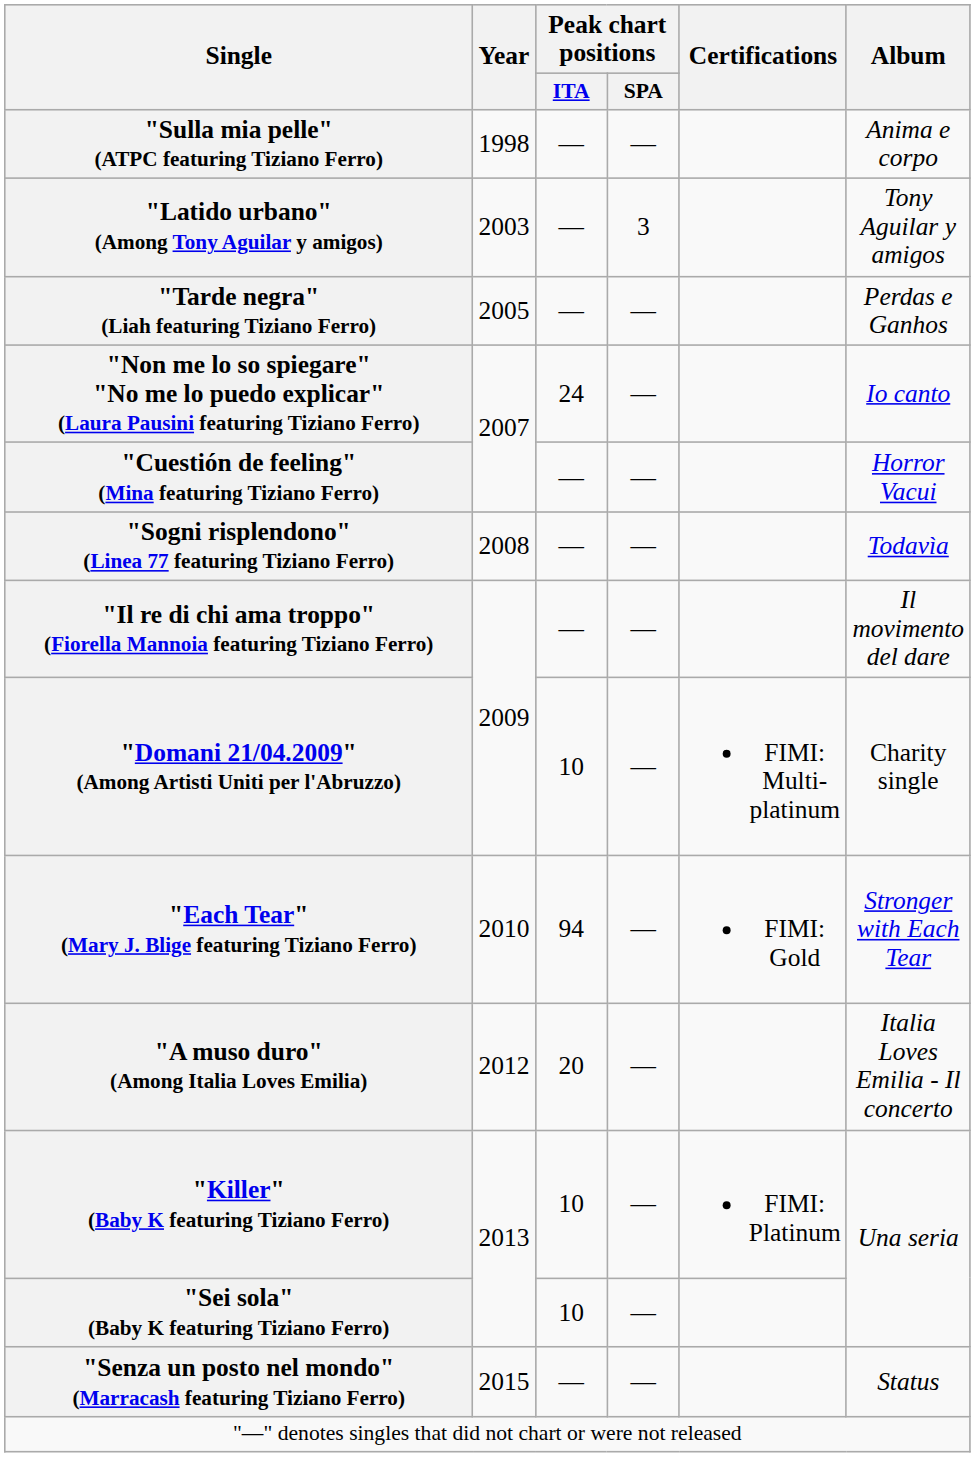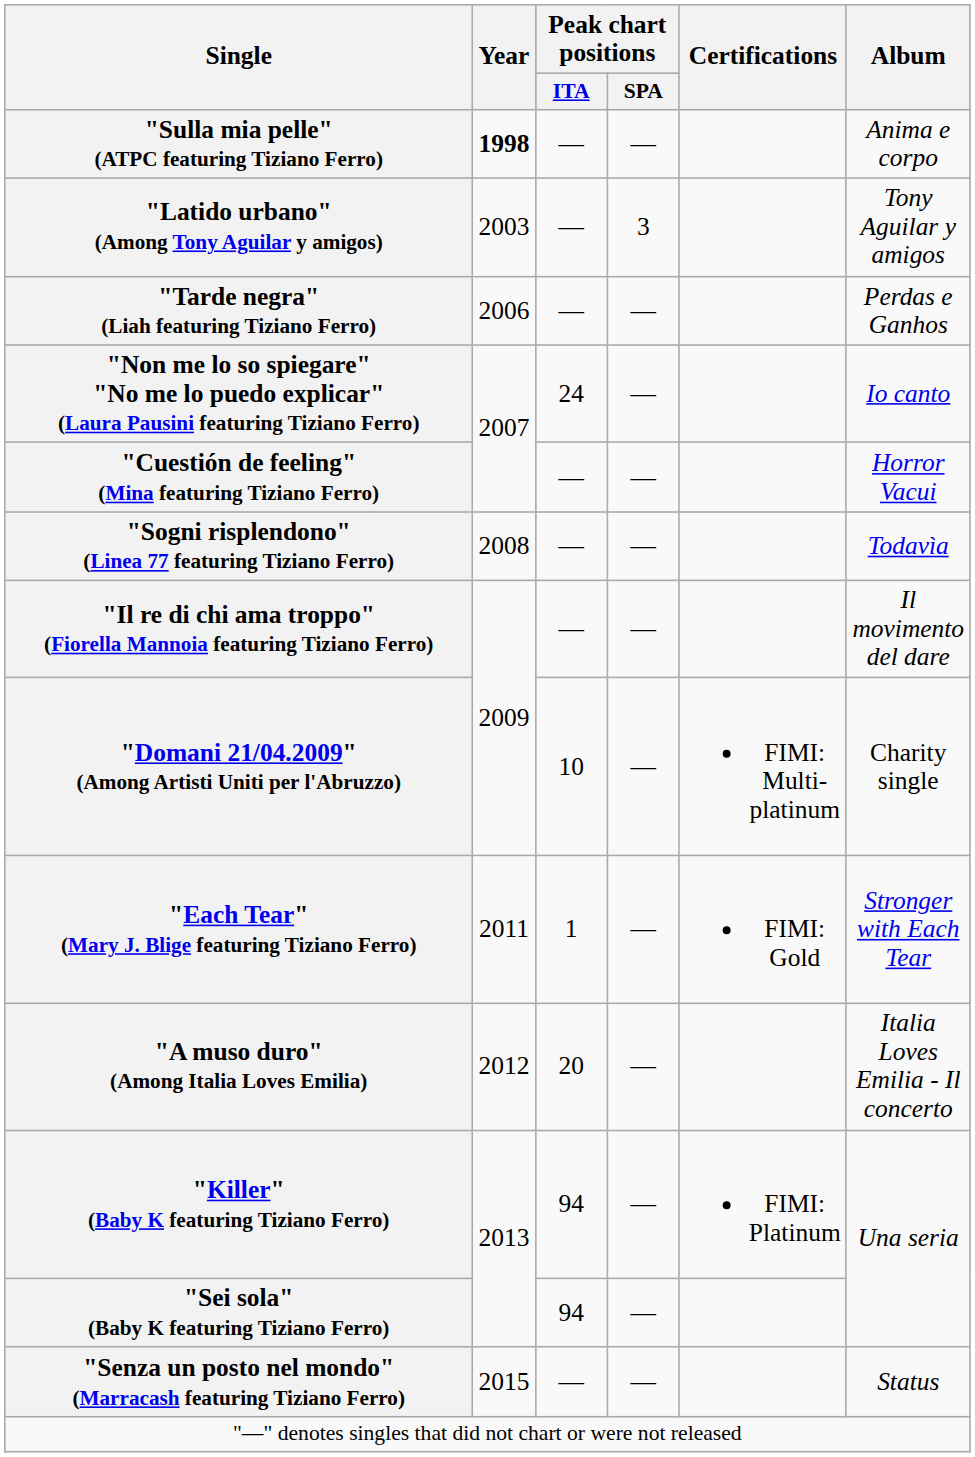(504, 143) normal -> (504, 143) bold
(504, 310) 2005 -> (504, 310) 2006
(504, 929) 2010 -> (504, 929) 2011
(571, 929) 94 -> (571, 929) 1
(571, 1203) 10 -> (571, 1203) 94
(571, 1312) 10 -> (571, 1312) 94
